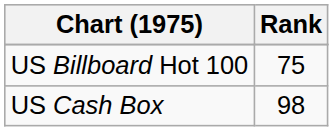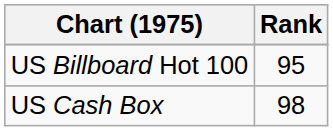(291, 65) 75 -> (291, 65) 95
